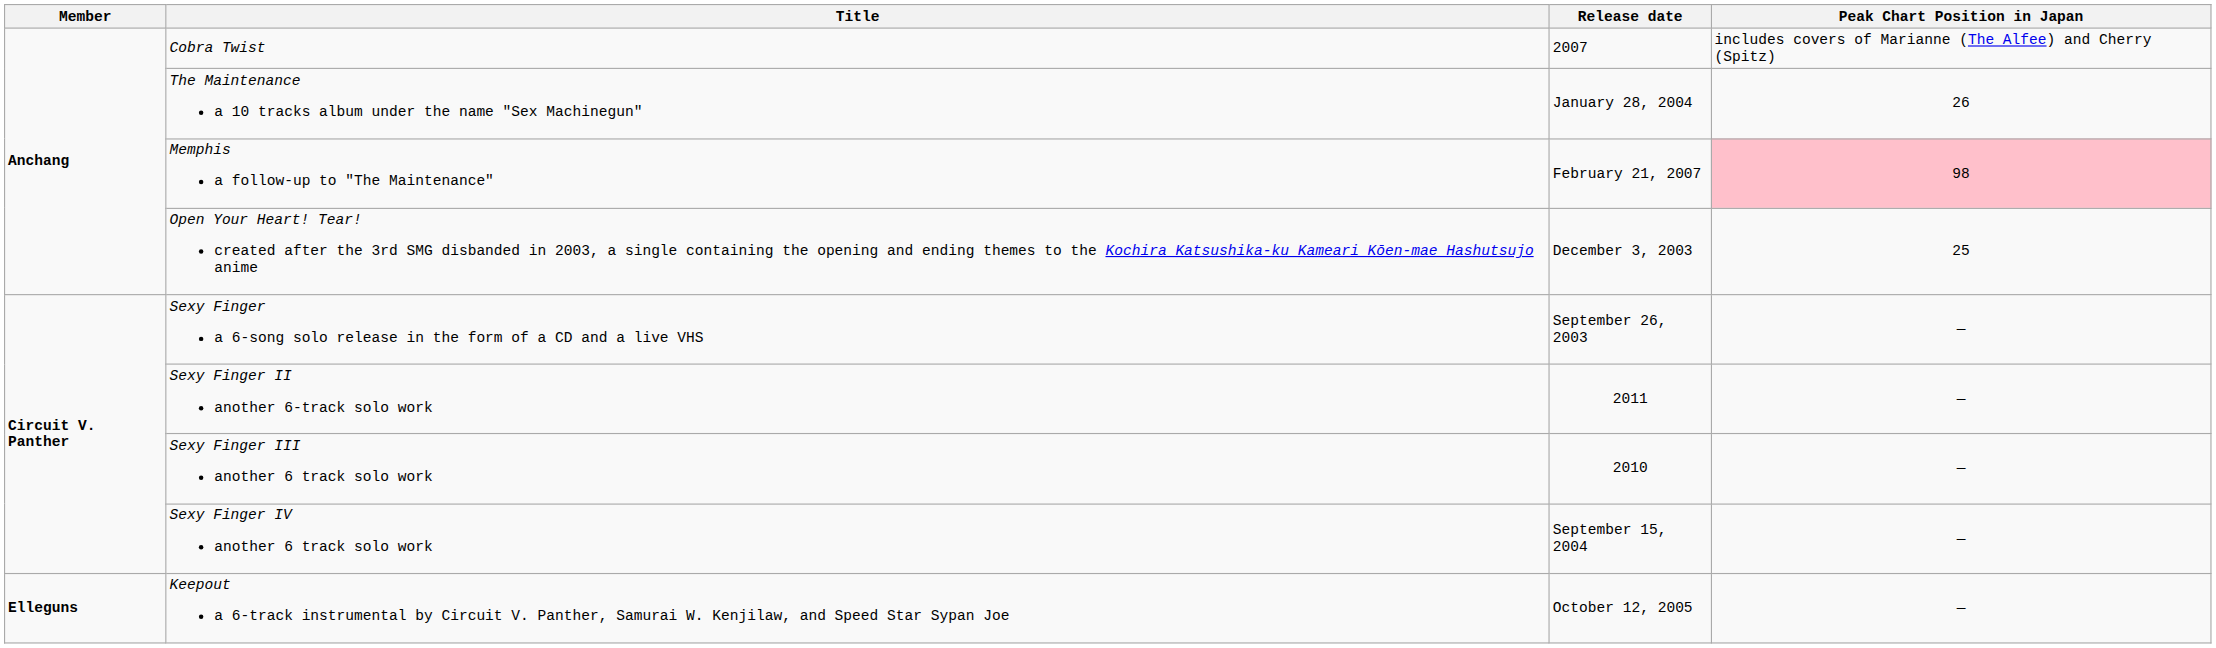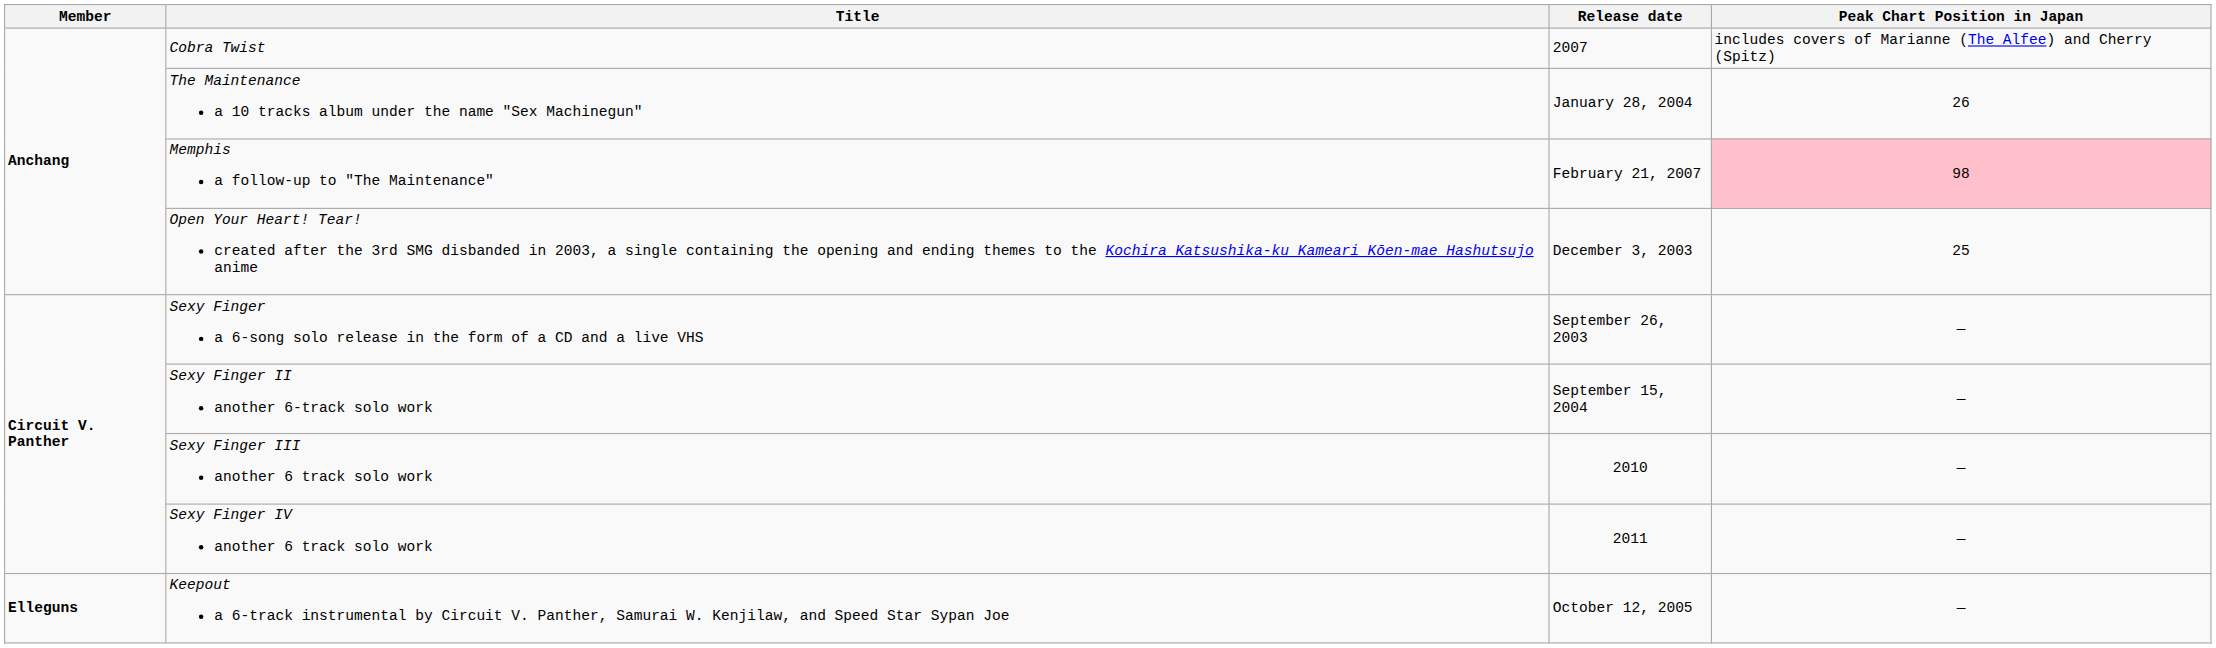(1630, 399) 2011 -> (1610, 399) September 15, 2004
(1610, 538) September 15, 2004 -> (1630, 538) 2011
